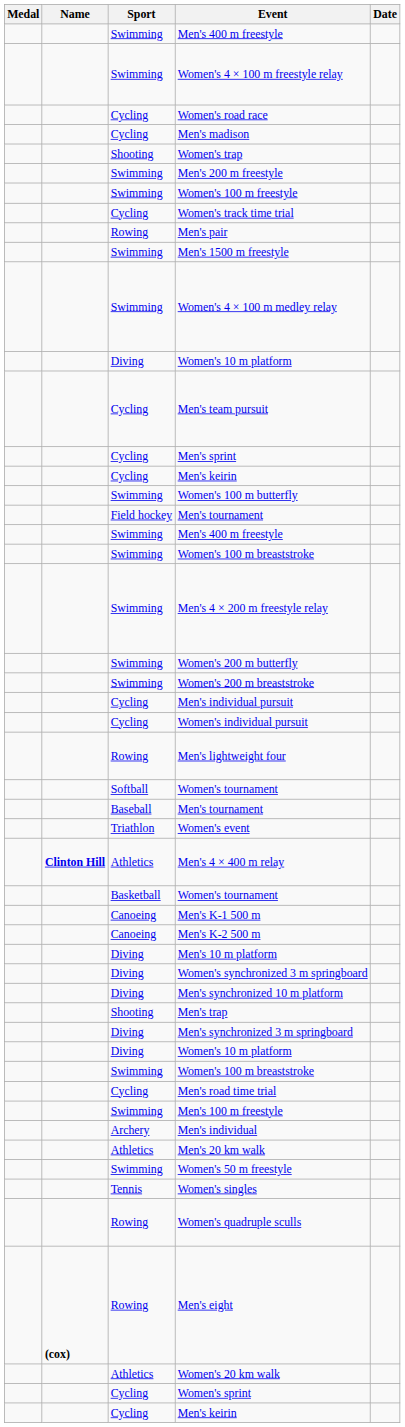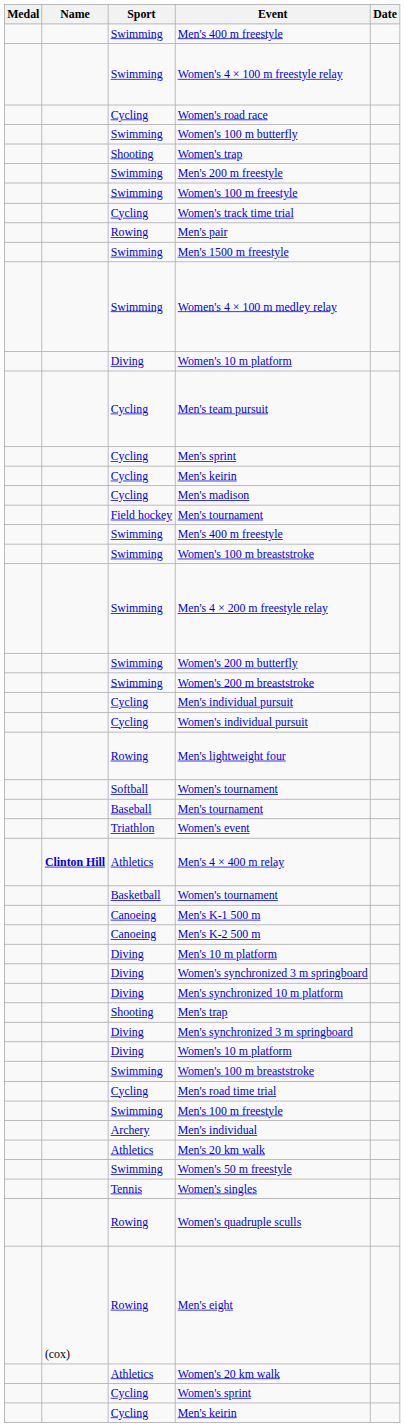rows swapped: (137, 495) <-> (129, 134)
(57, 1354) bold -> (57, 1354) normal
